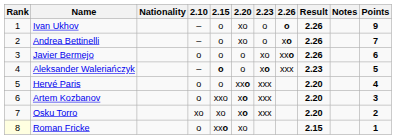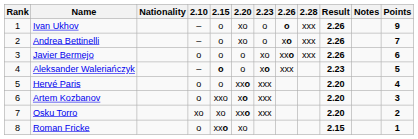+ column: (309, 12)
(243, 113) xo -> (243, 113) xxo
(18, 127) lightyellow background -> (18, 127) no background
